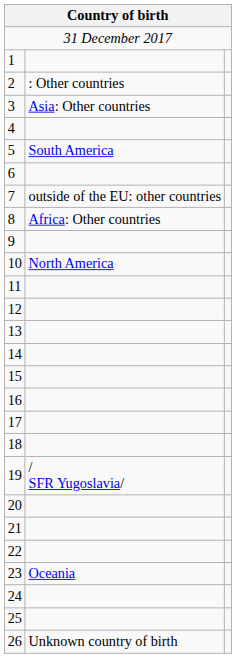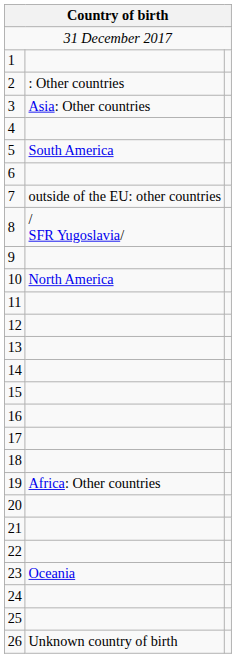(95, 219) Africa: Other countries -> (76, 227) / SFR Yugoslavia/
(76, 475) / SFR Yugoslavia/ -> (95, 483) Africa: Other countries
